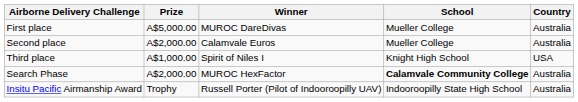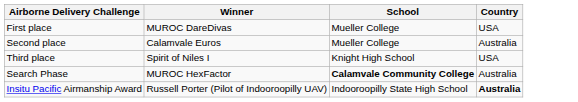- column: (171, 12)
(552, 27) Australia -> (489, 27) USA
(552, 89) normal -> (499, 89) bold
